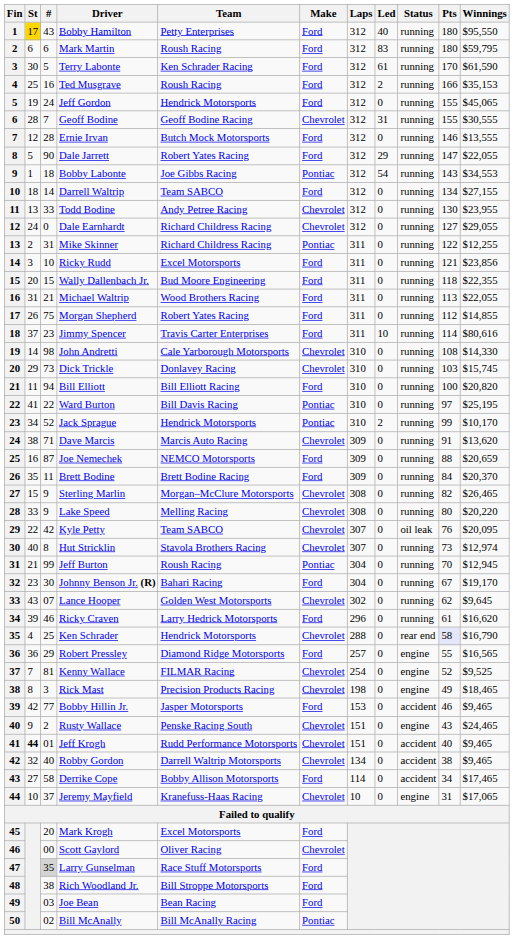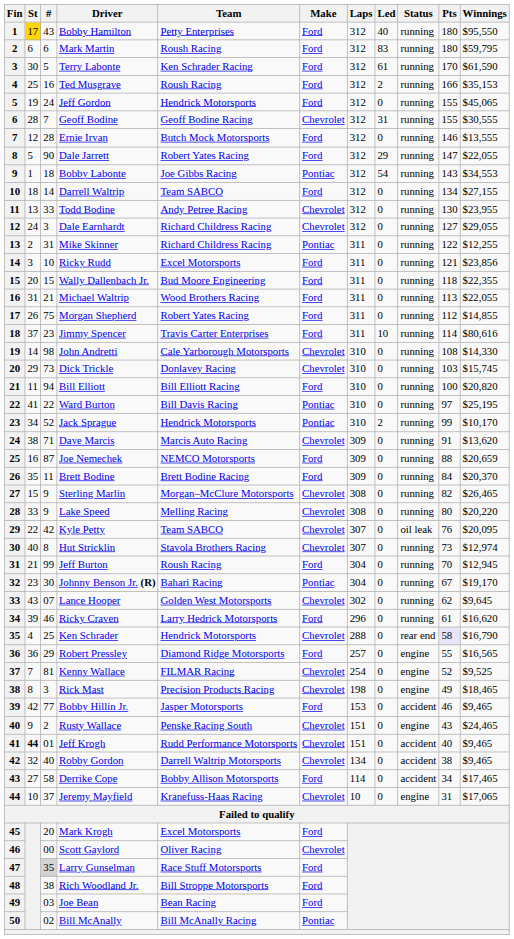(46, 227) 0 -> (46, 227) 3
(318, 565) Pontiac -> (312, 565) Ford
(312, 583) Ford -> (318, 583) Pontiac
